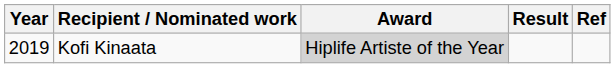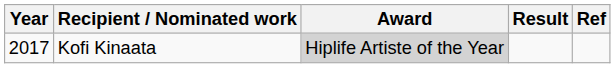(29, 47) 2019 -> (29, 47) 2017
